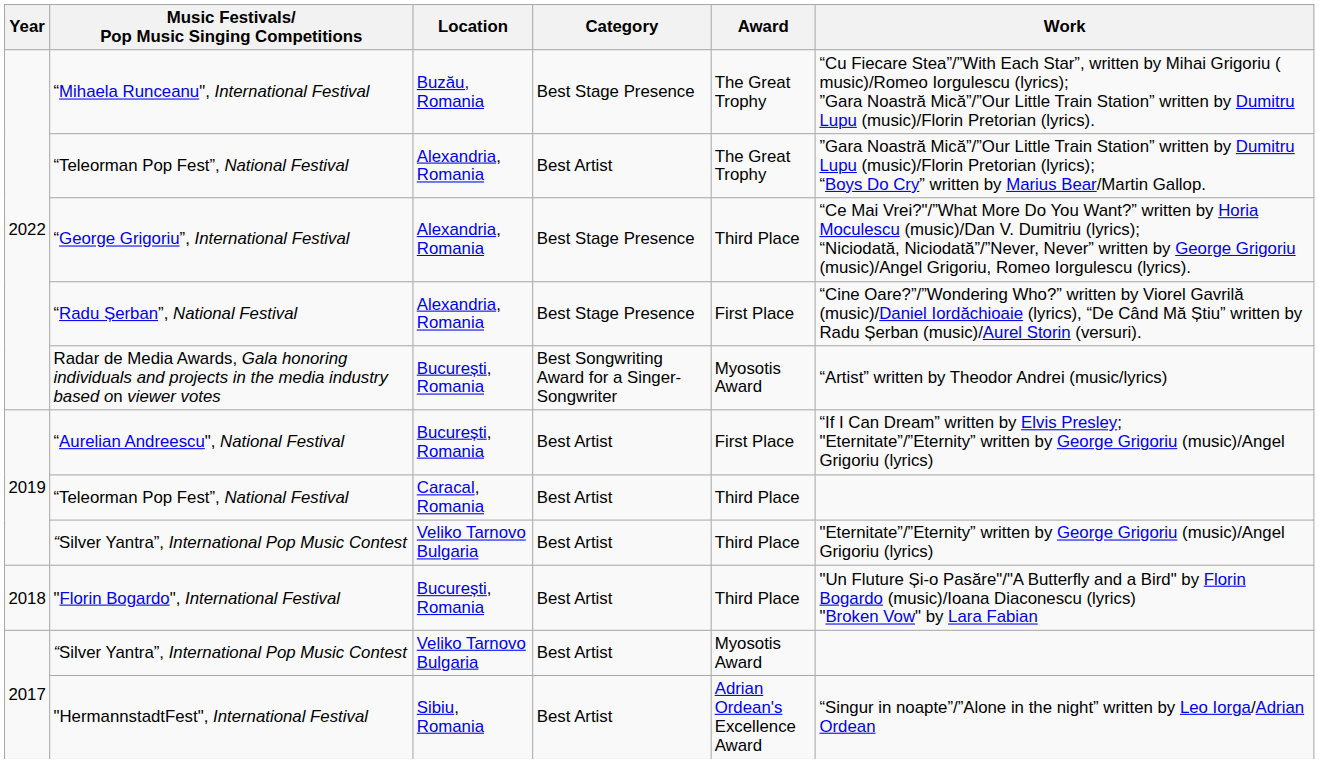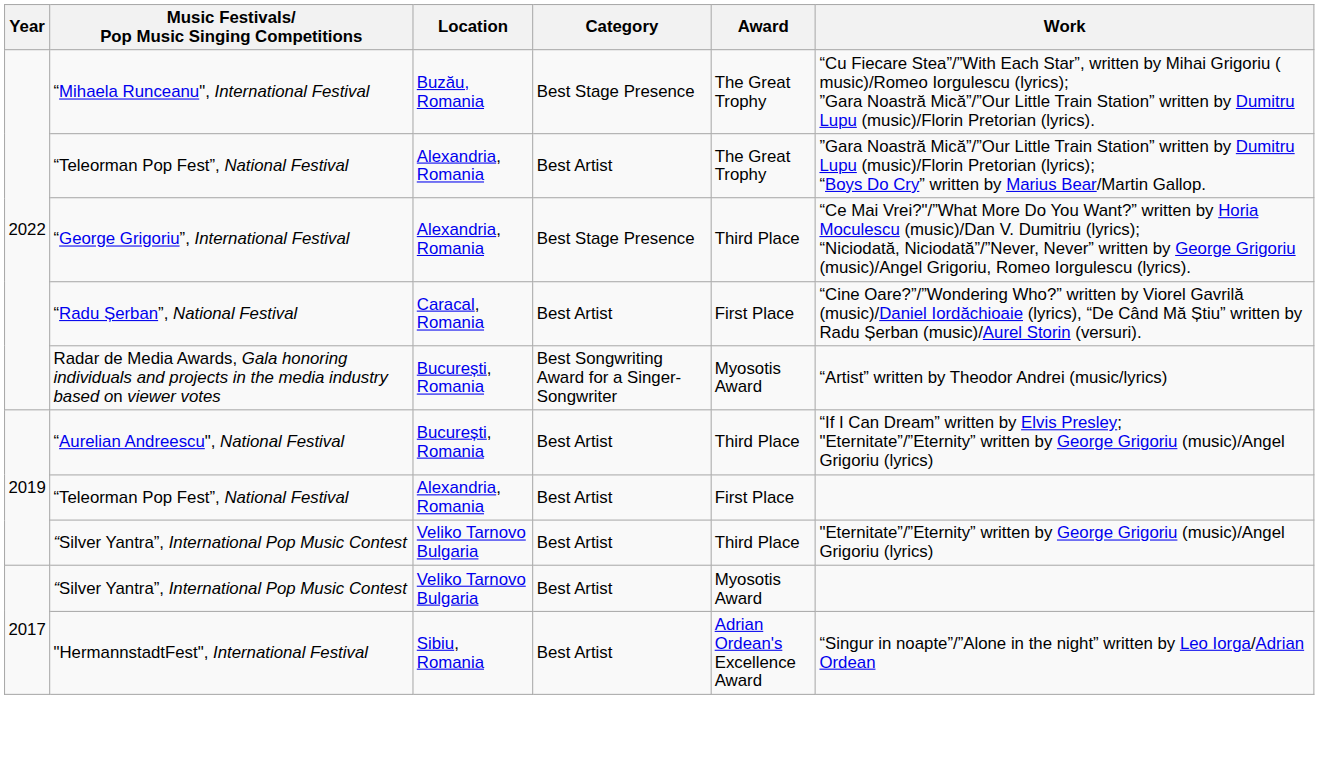(459, 313) Alexandria, Romania -> (450, 313) Caracal, Romania
(616, 313) Best Stage Presence -> (575, 313) Best Artist
(754, 442) First Place -> (757, 442) Third Place
(450, 497) Caracal, Romania -> (459, 497) Alexandria, Romania
(757, 497) Third Place -> (754, 497) First Place
- row: (27, 597)
